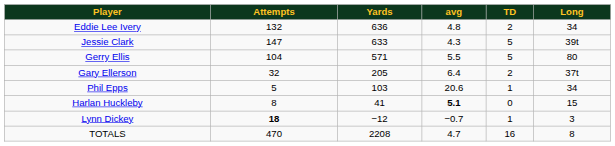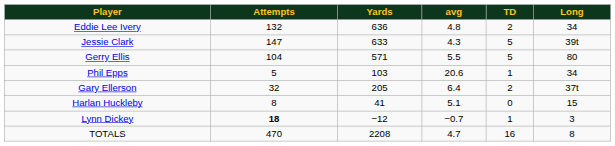rows swapped: (107, 73) <-> (107, 88)
(454, 103) bold -> (454, 103) normal
